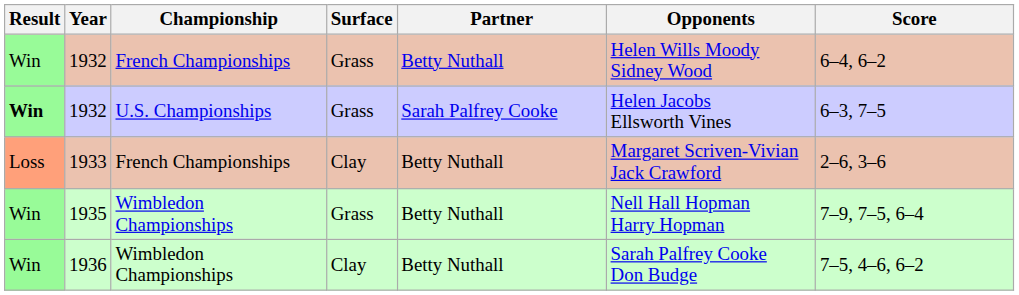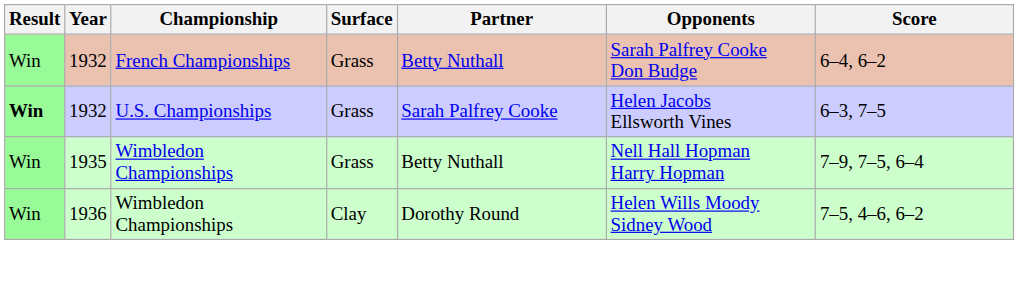(685, 60) Helen Wills Moody Sidney Wood -> (689, 60) Sarah Palfrey Cooke Don Budge
- row: (88, 162)
(452, 264) Betty Nuthall -> (460, 213) Dorothy Round
(689, 264) Sarah Palfrey Cooke Don Budge -> (685, 213) Helen Wills Moody Sidney Wood
